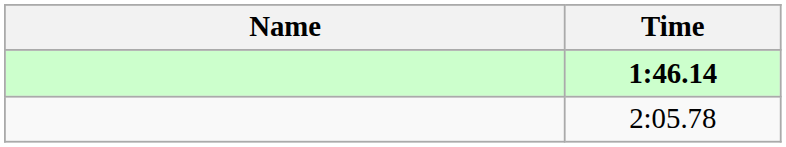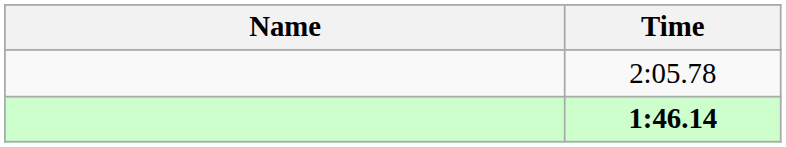rows swapped: (673, 73) <-> (673, 118)
